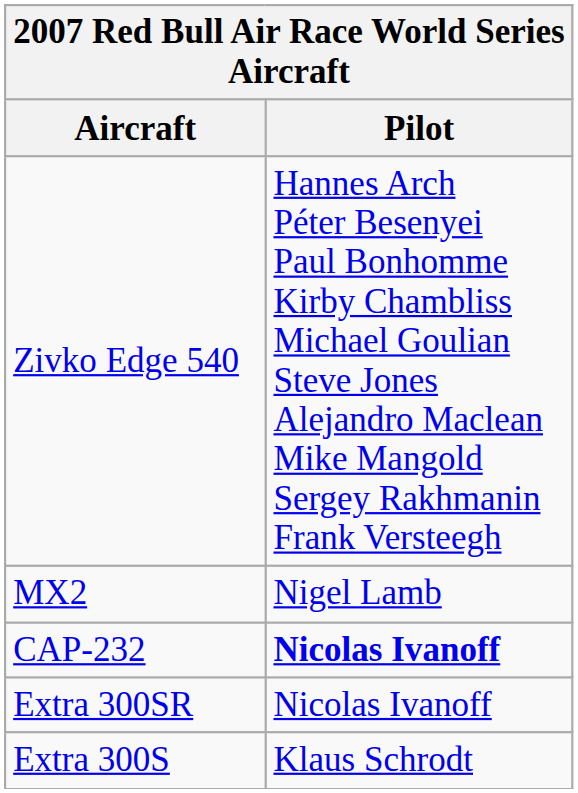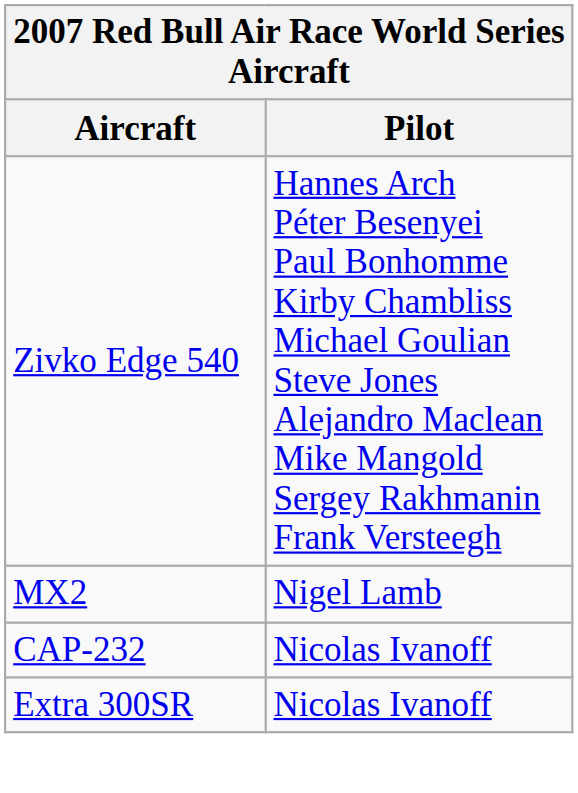(387, 648) bold -> (383, 648) normal
- row: (92, 759)
